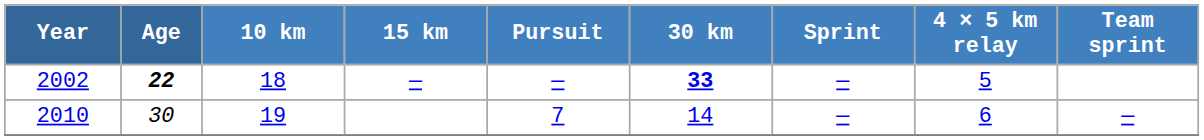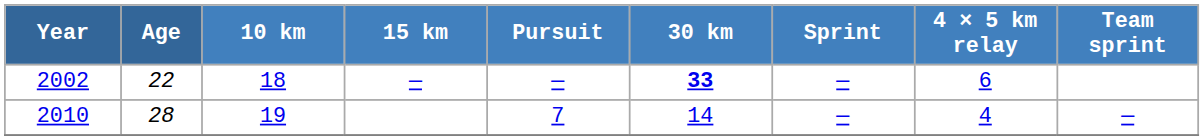(161, 82) bold -> (161, 82) normal
(985, 82) 5 -> (985, 82) 6
(161, 118) 30 -> (161, 118) 28
(985, 118) 6 -> (985, 118) 4
